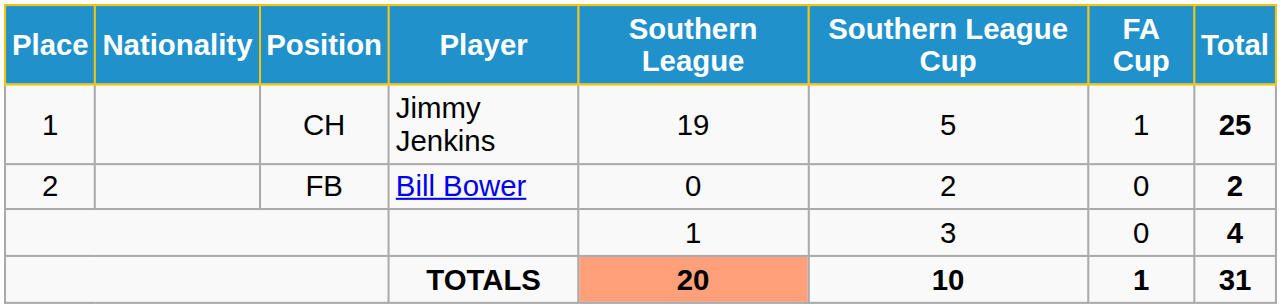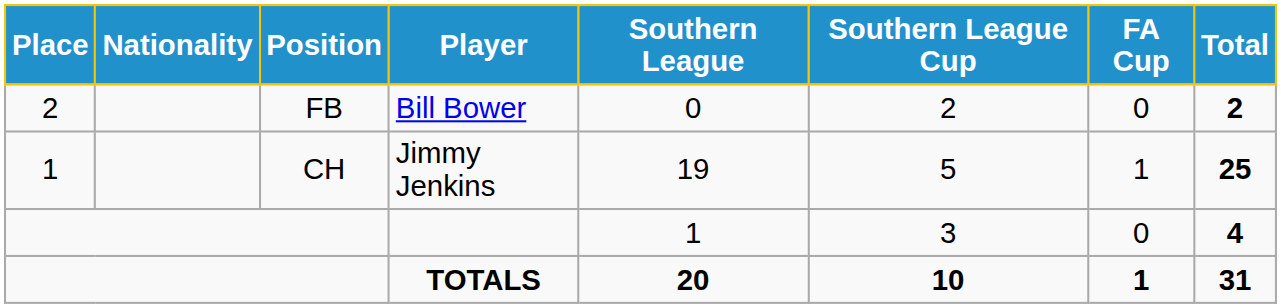rows swapped: (446, 124) <-> (461, 187)
(693, 280) lightsalmon background -> (693, 280) no background
